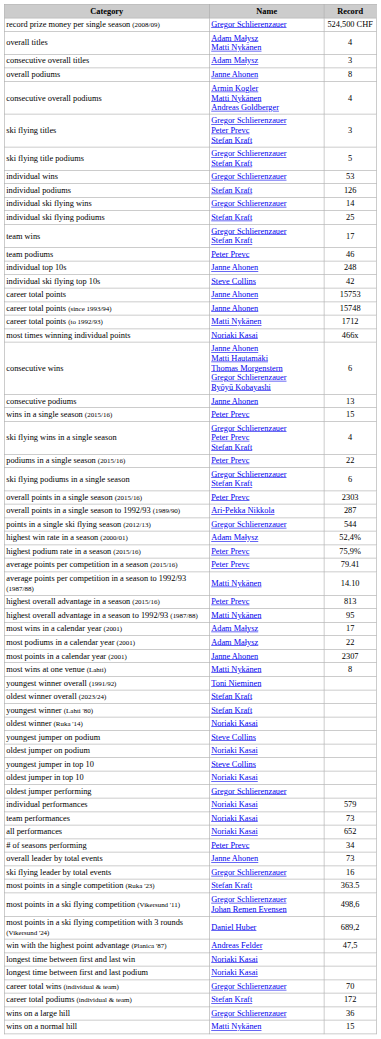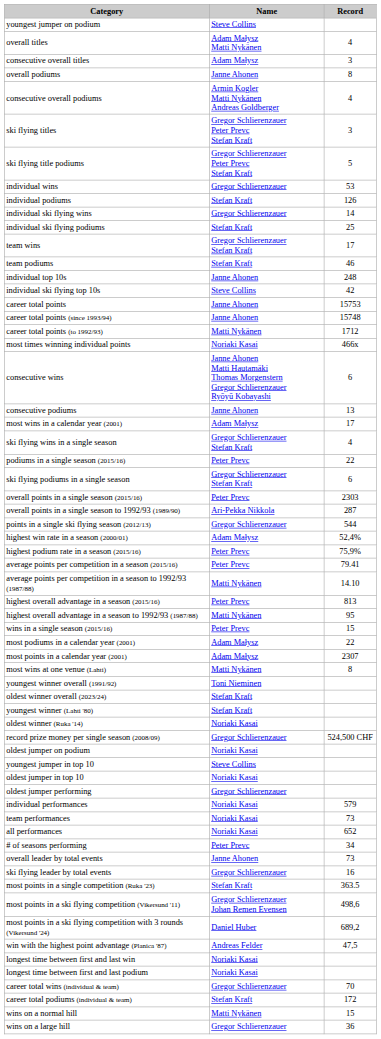rows swapped: (83, 24) <-> (53, 737)
(249, 158) Gregor Schlierenzauer Stefan Kraft -> (249, 163) Gregor Schlierenzauer Peter Prevc Stefan Kraft
(230, 254) Peter Prevc -> (232, 263) Stefan Kraft
rows swapped: (59, 414) <-> (64, 628)
(249, 437) Gregor Schlierenzauer Peter Prevc Stefan Kraft -> (249, 442) Gregor Schlierenzauer Stefan Kraft
(235, 656) Janne Ahonen -> (235, 656) Adam Małysz
rows swapped: (38, 1013) <-> (42, 1027)
